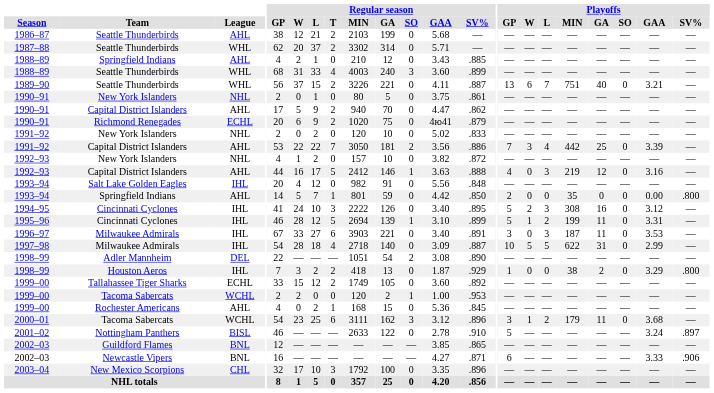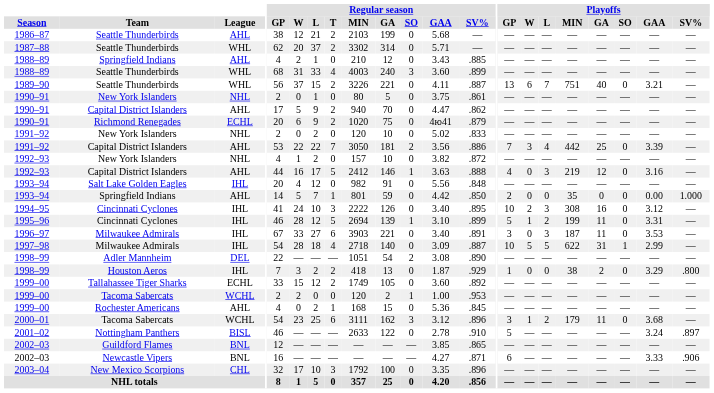(691, 196) .800 -> (691, 196) 1.000
(509, 208) 5 -> (509, 208) 10
(625, 245) 0 -> (625, 245) 1
